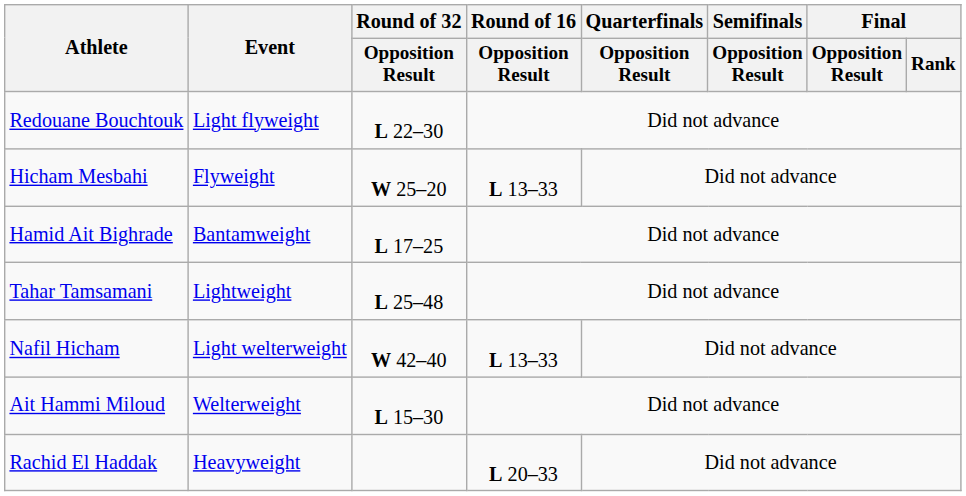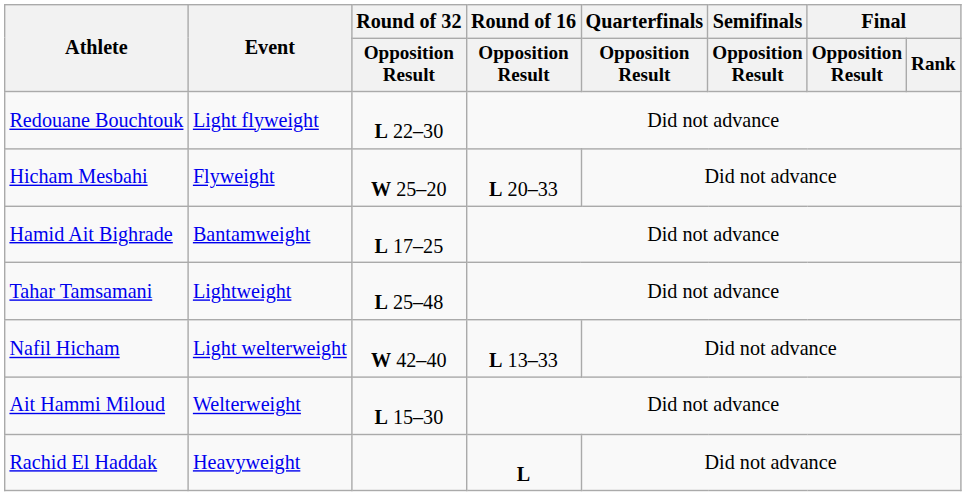(524, 189) L 13–33 -> (524, 189) L 20–33
(524, 474) L 20–33 -> (524, 474) L
